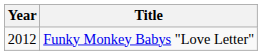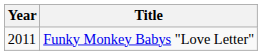(22, 38) 2012 -> (22, 38) 2011
